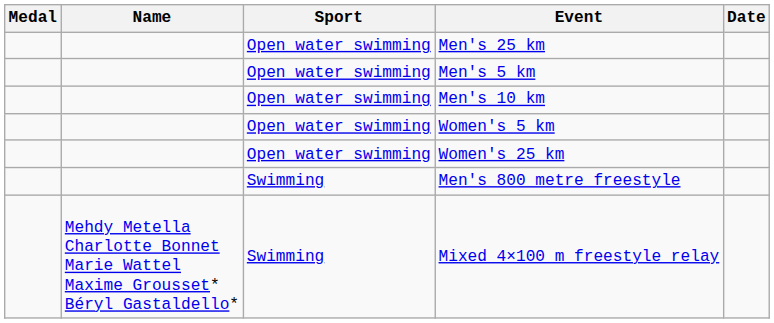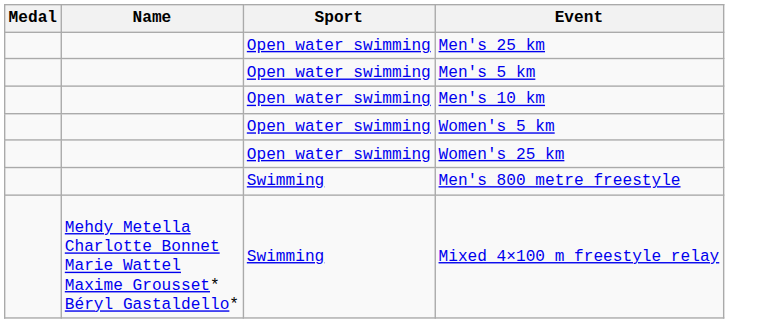- column: (746, 18)
